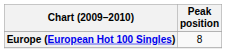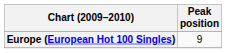(199, 39) 8 -> (199, 39) 9
